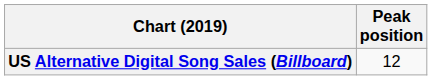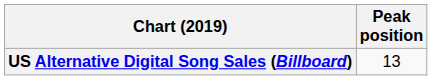(392, 61) 12 -> (392, 61) 13
